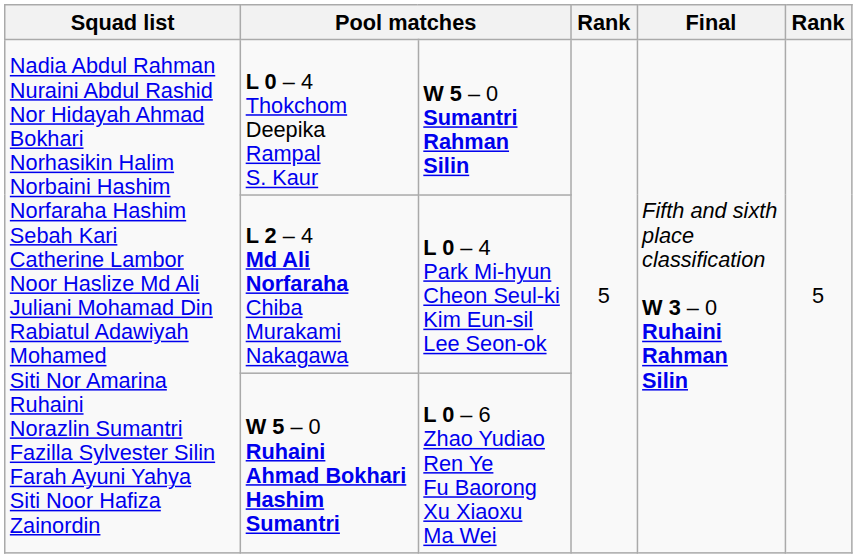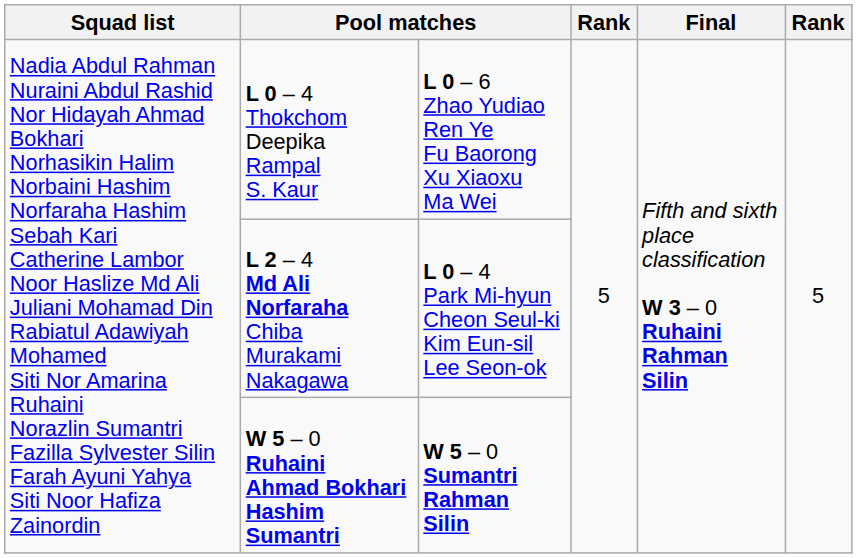(470, 129) W 5 – 0 Sumantri Rahman Silin -> (484, 141) L 0 – 6 Zhao Yudiao Ren Ye Fu Baorong Xu Xiaoxu Ma Wei
(484, 476) L 0 – 6 Zhao Yudiao Ren Ye Fu Baorong Xu Xiaoxu Ma Wei -> (470, 488) W 5 – 0 Sumantri Rahman Silin
